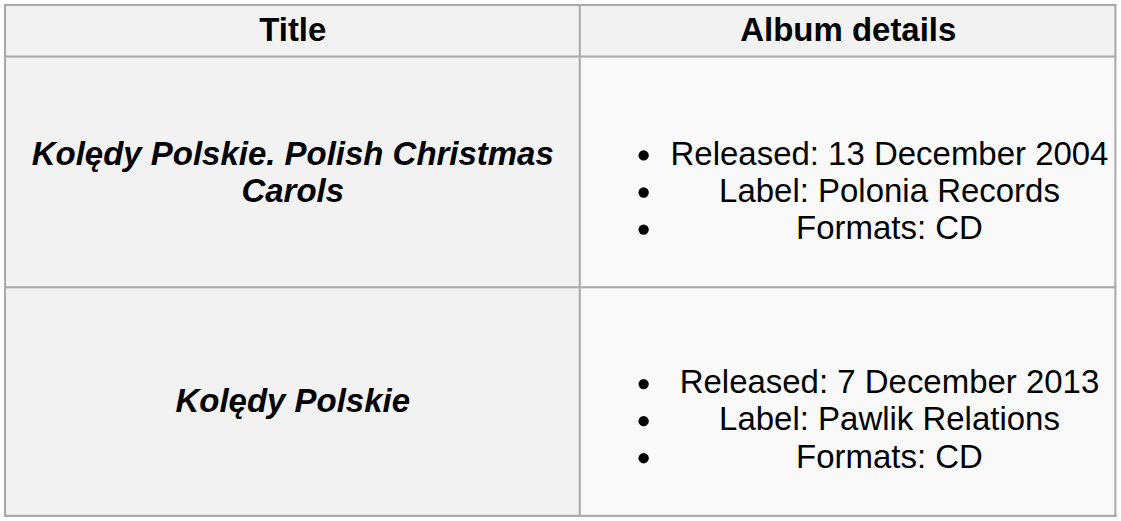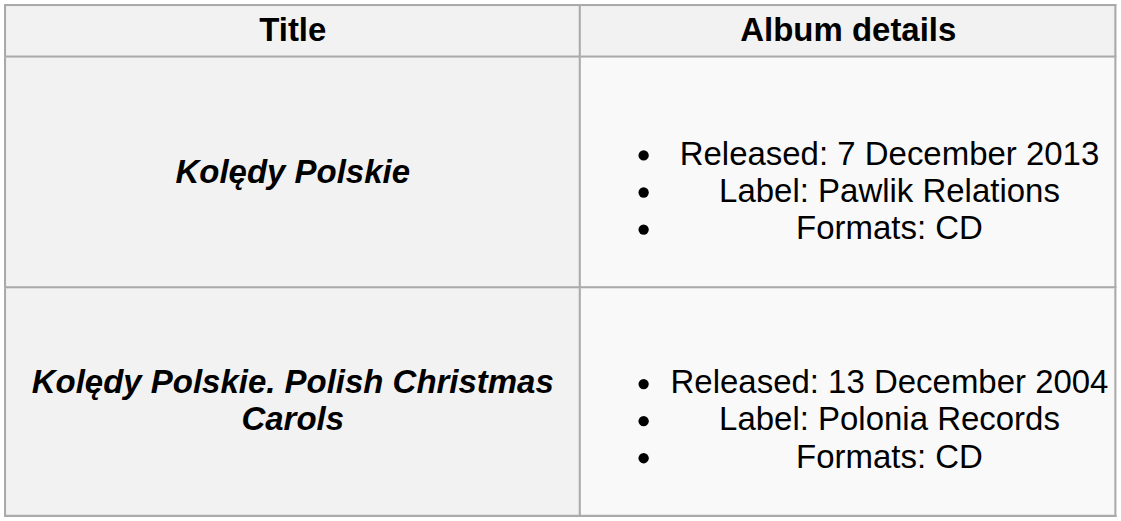rows swapped: (293, 171) <-> (293, 400)
